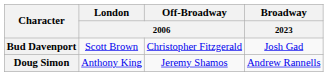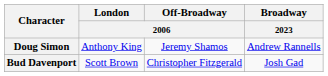rows swapped: (42, 46) <-> (42, 63)
